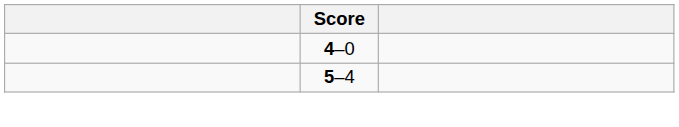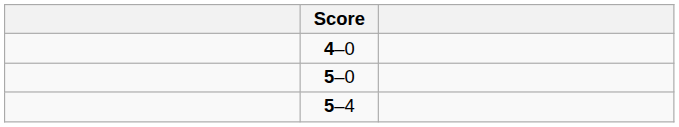+ row: (339, 77)
